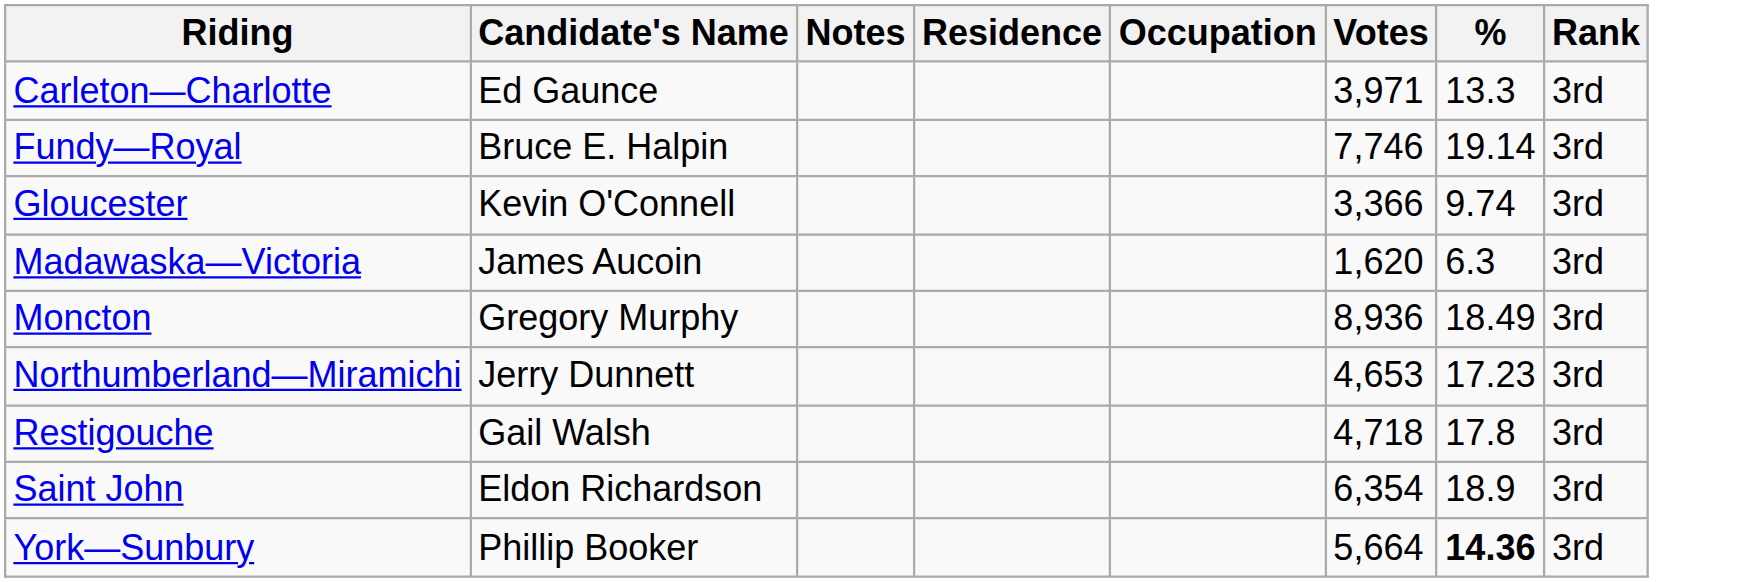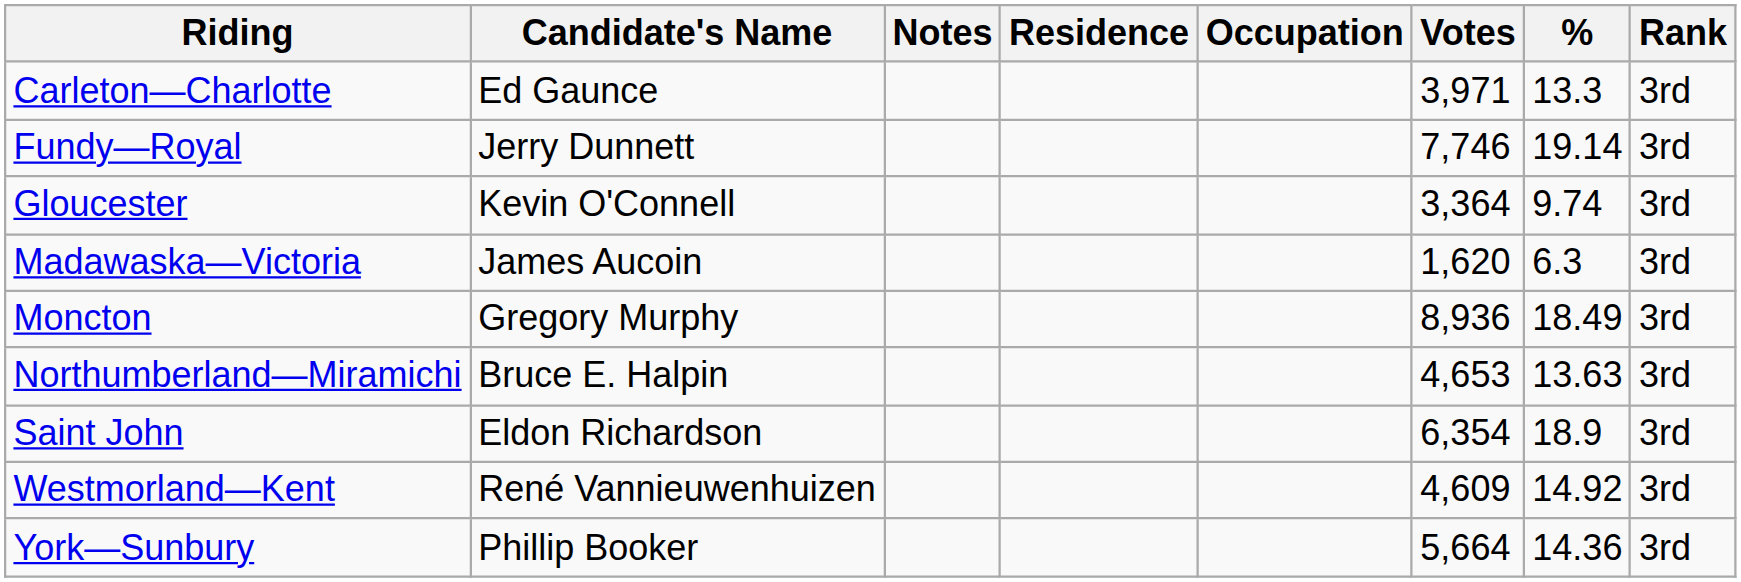(603, 147) Bruce E. Halpin -> (586, 147) Jerry Dunnett
(1378, 204) 3,366 -> (1465, 204) 3,364
(586, 375) Jerry Dunnett -> (603, 375) Bruce E. Halpin
(1490, 375) 17.23 -> (1577, 375) 13.63
- row: (113, 432)
+ row: (174, 489)
(1490, 546) bold -> (1577, 546) normal
